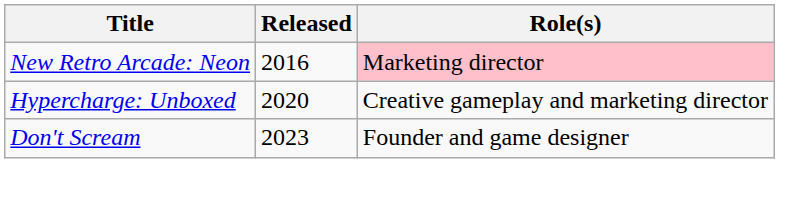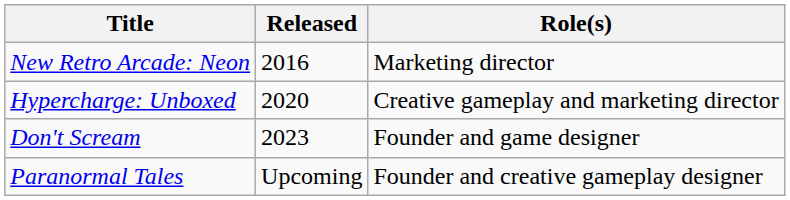(453, 61) pink background -> (464, 61) no background
+ row: (97, 175)
